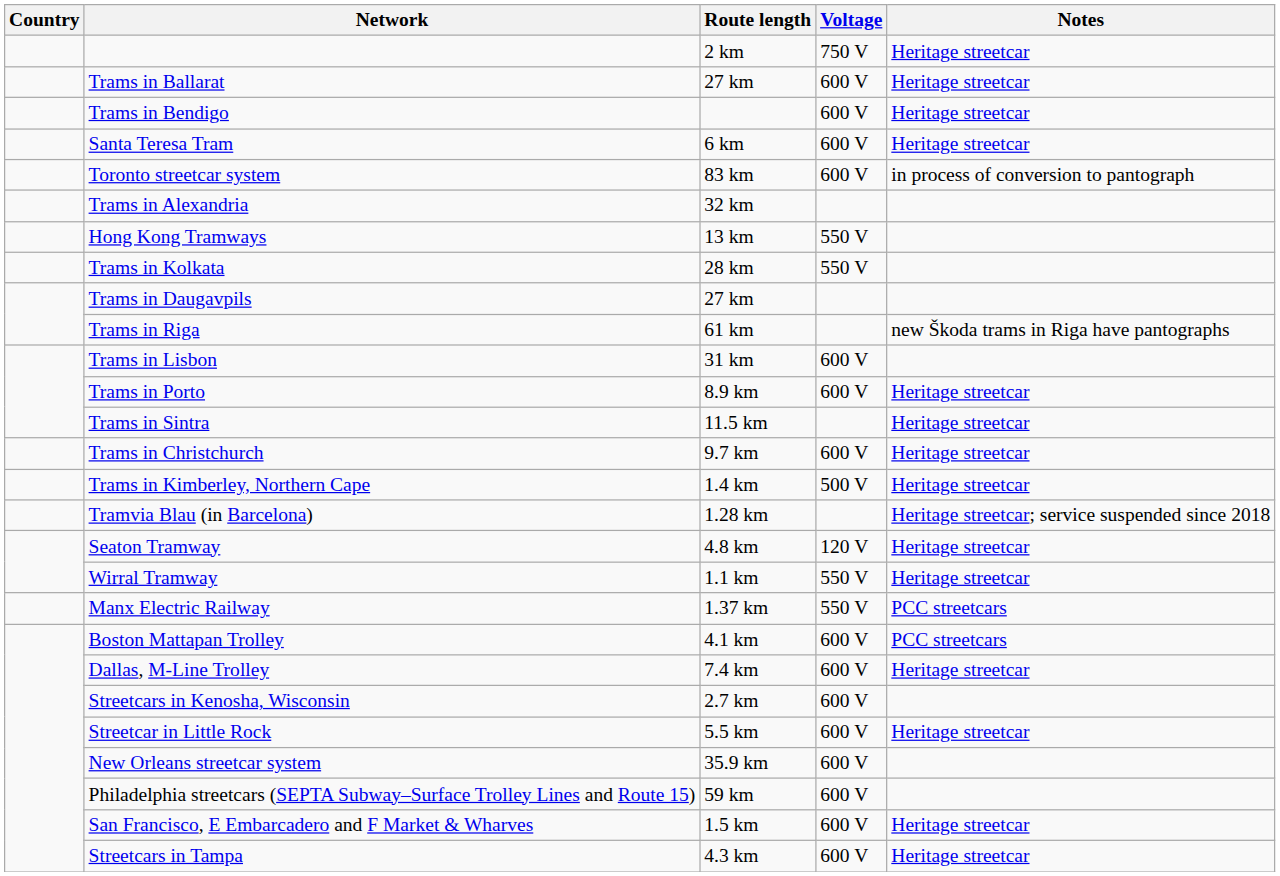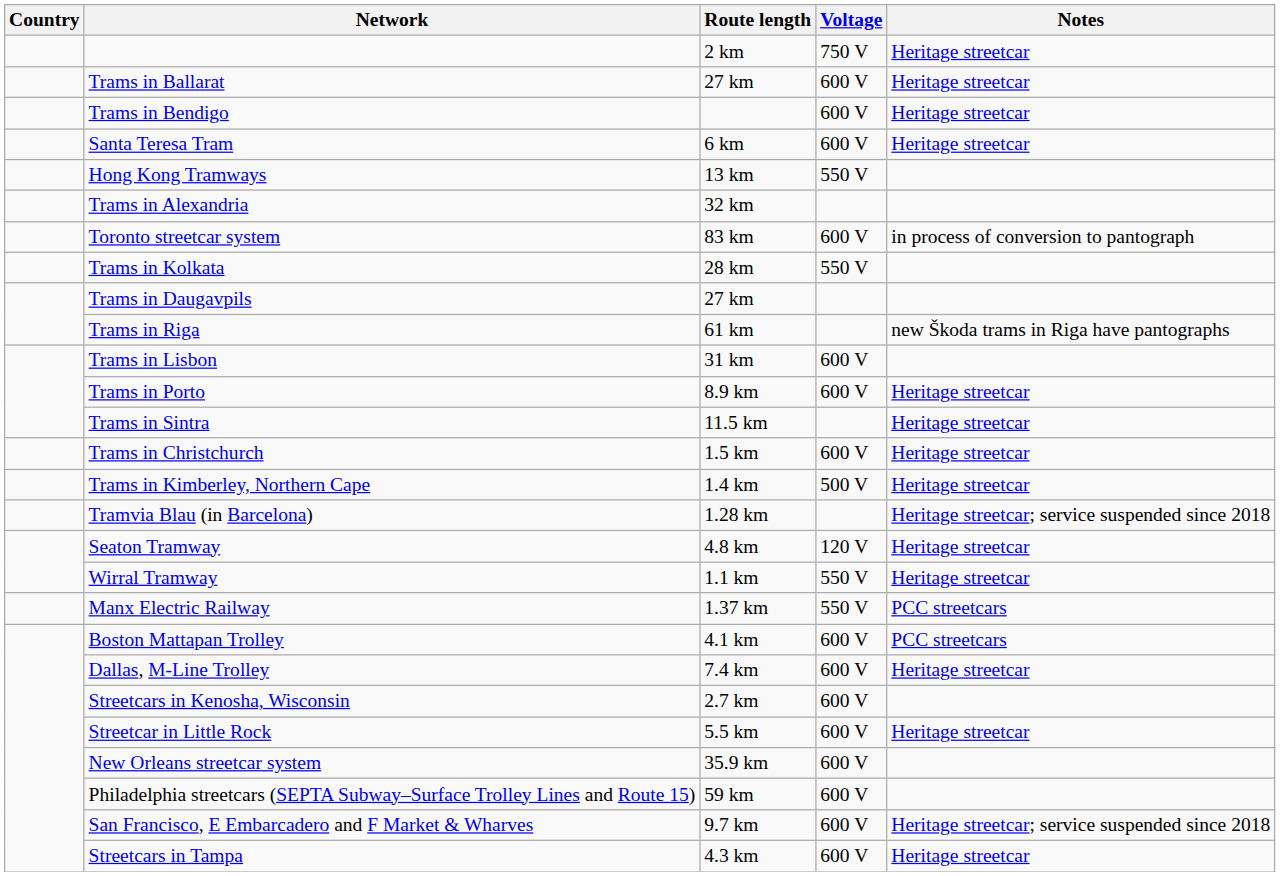rows swapped: (184, 174) <-> (178, 236)
(731, 453) 9.7 km -> (731, 453) 1.5 km
(731, 824) 1.5 km -> (731, 824) 9.7 km
(960, 824) Heritage streetcar -> (1081, 824) Heritage streetcar; service suspended since 2018
